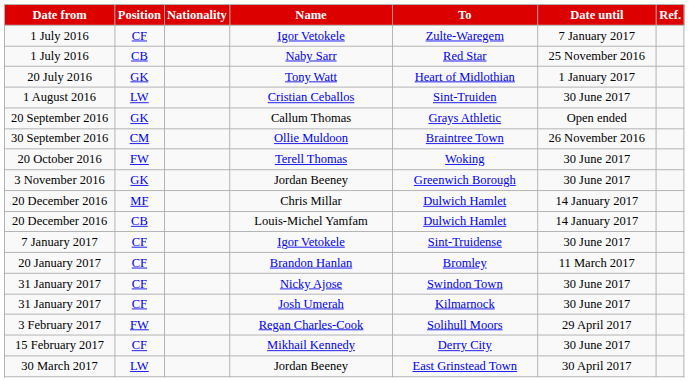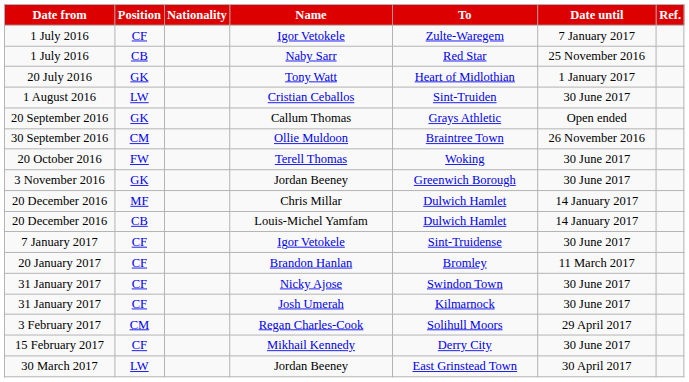(139, 325) FW -> (139, 325) CM
